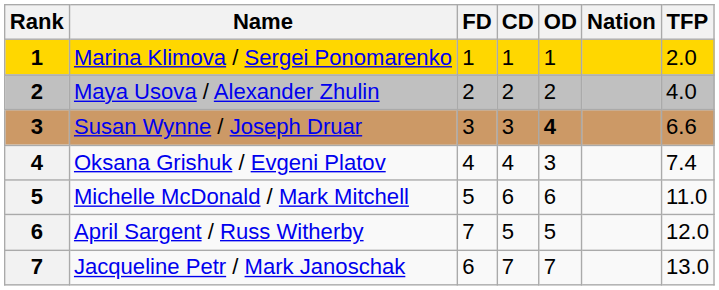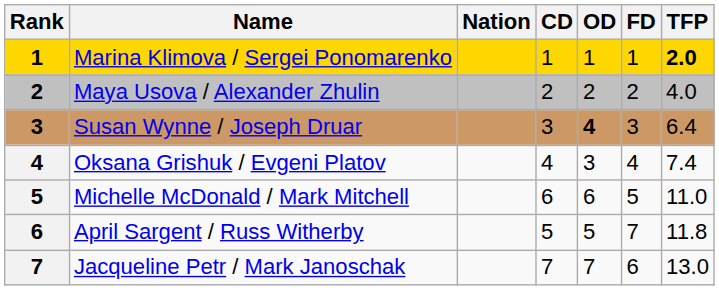columns swapped: (621, 22) <-> (477, 22)
(681, 57) normal -> (681, 57) bold
(681, 127) 6.6 -> (681, 127) 6.4
(687, 232) 12.0 -> (687, 232) 11.8
